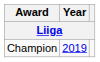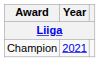(75, 48) 2019 -> (75, 48) 2021
